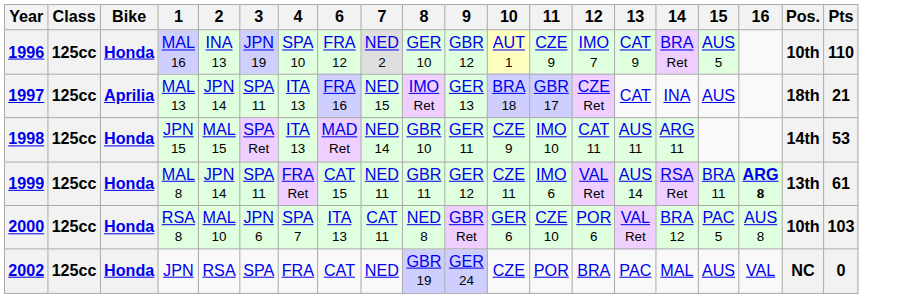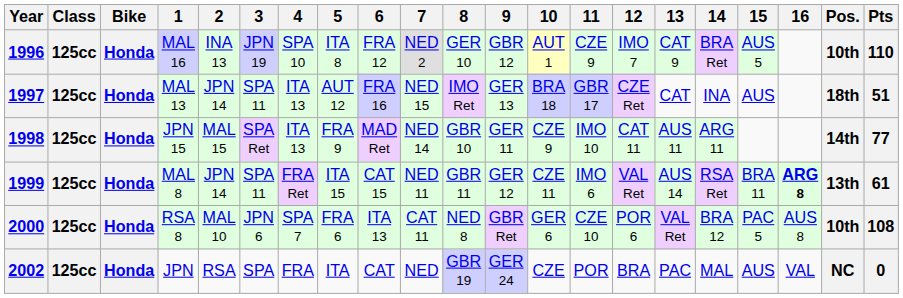+ column: (338, 17)
(129, 95) Aprilia -> (129, 95) Honda
(841, 95) 21 -> (881, 95) 51
(841, 139) 53 -> (881, 139) 77
(841, 227) 103 -> (881, 227) 108
